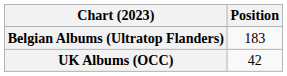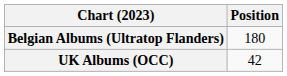(255, 37) 183 -> (255, 37) 180
